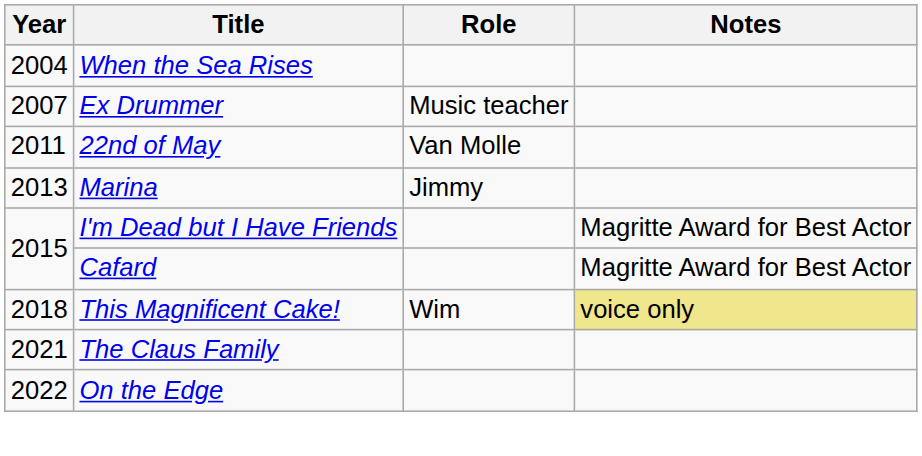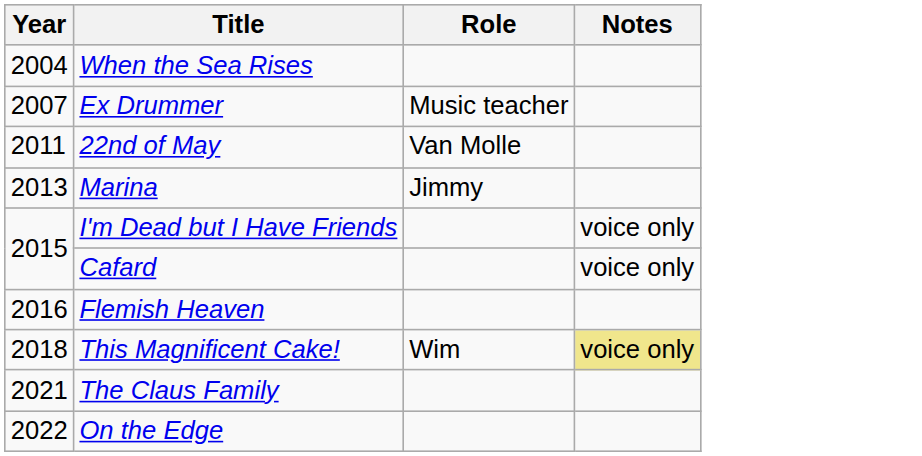(746, 227) Magritte Award for Best Actor -> (637, 227) voice only
(746, 268) Magritte Award for Best Actor -> (637, 268) voice only
+ row: (172, 308)
